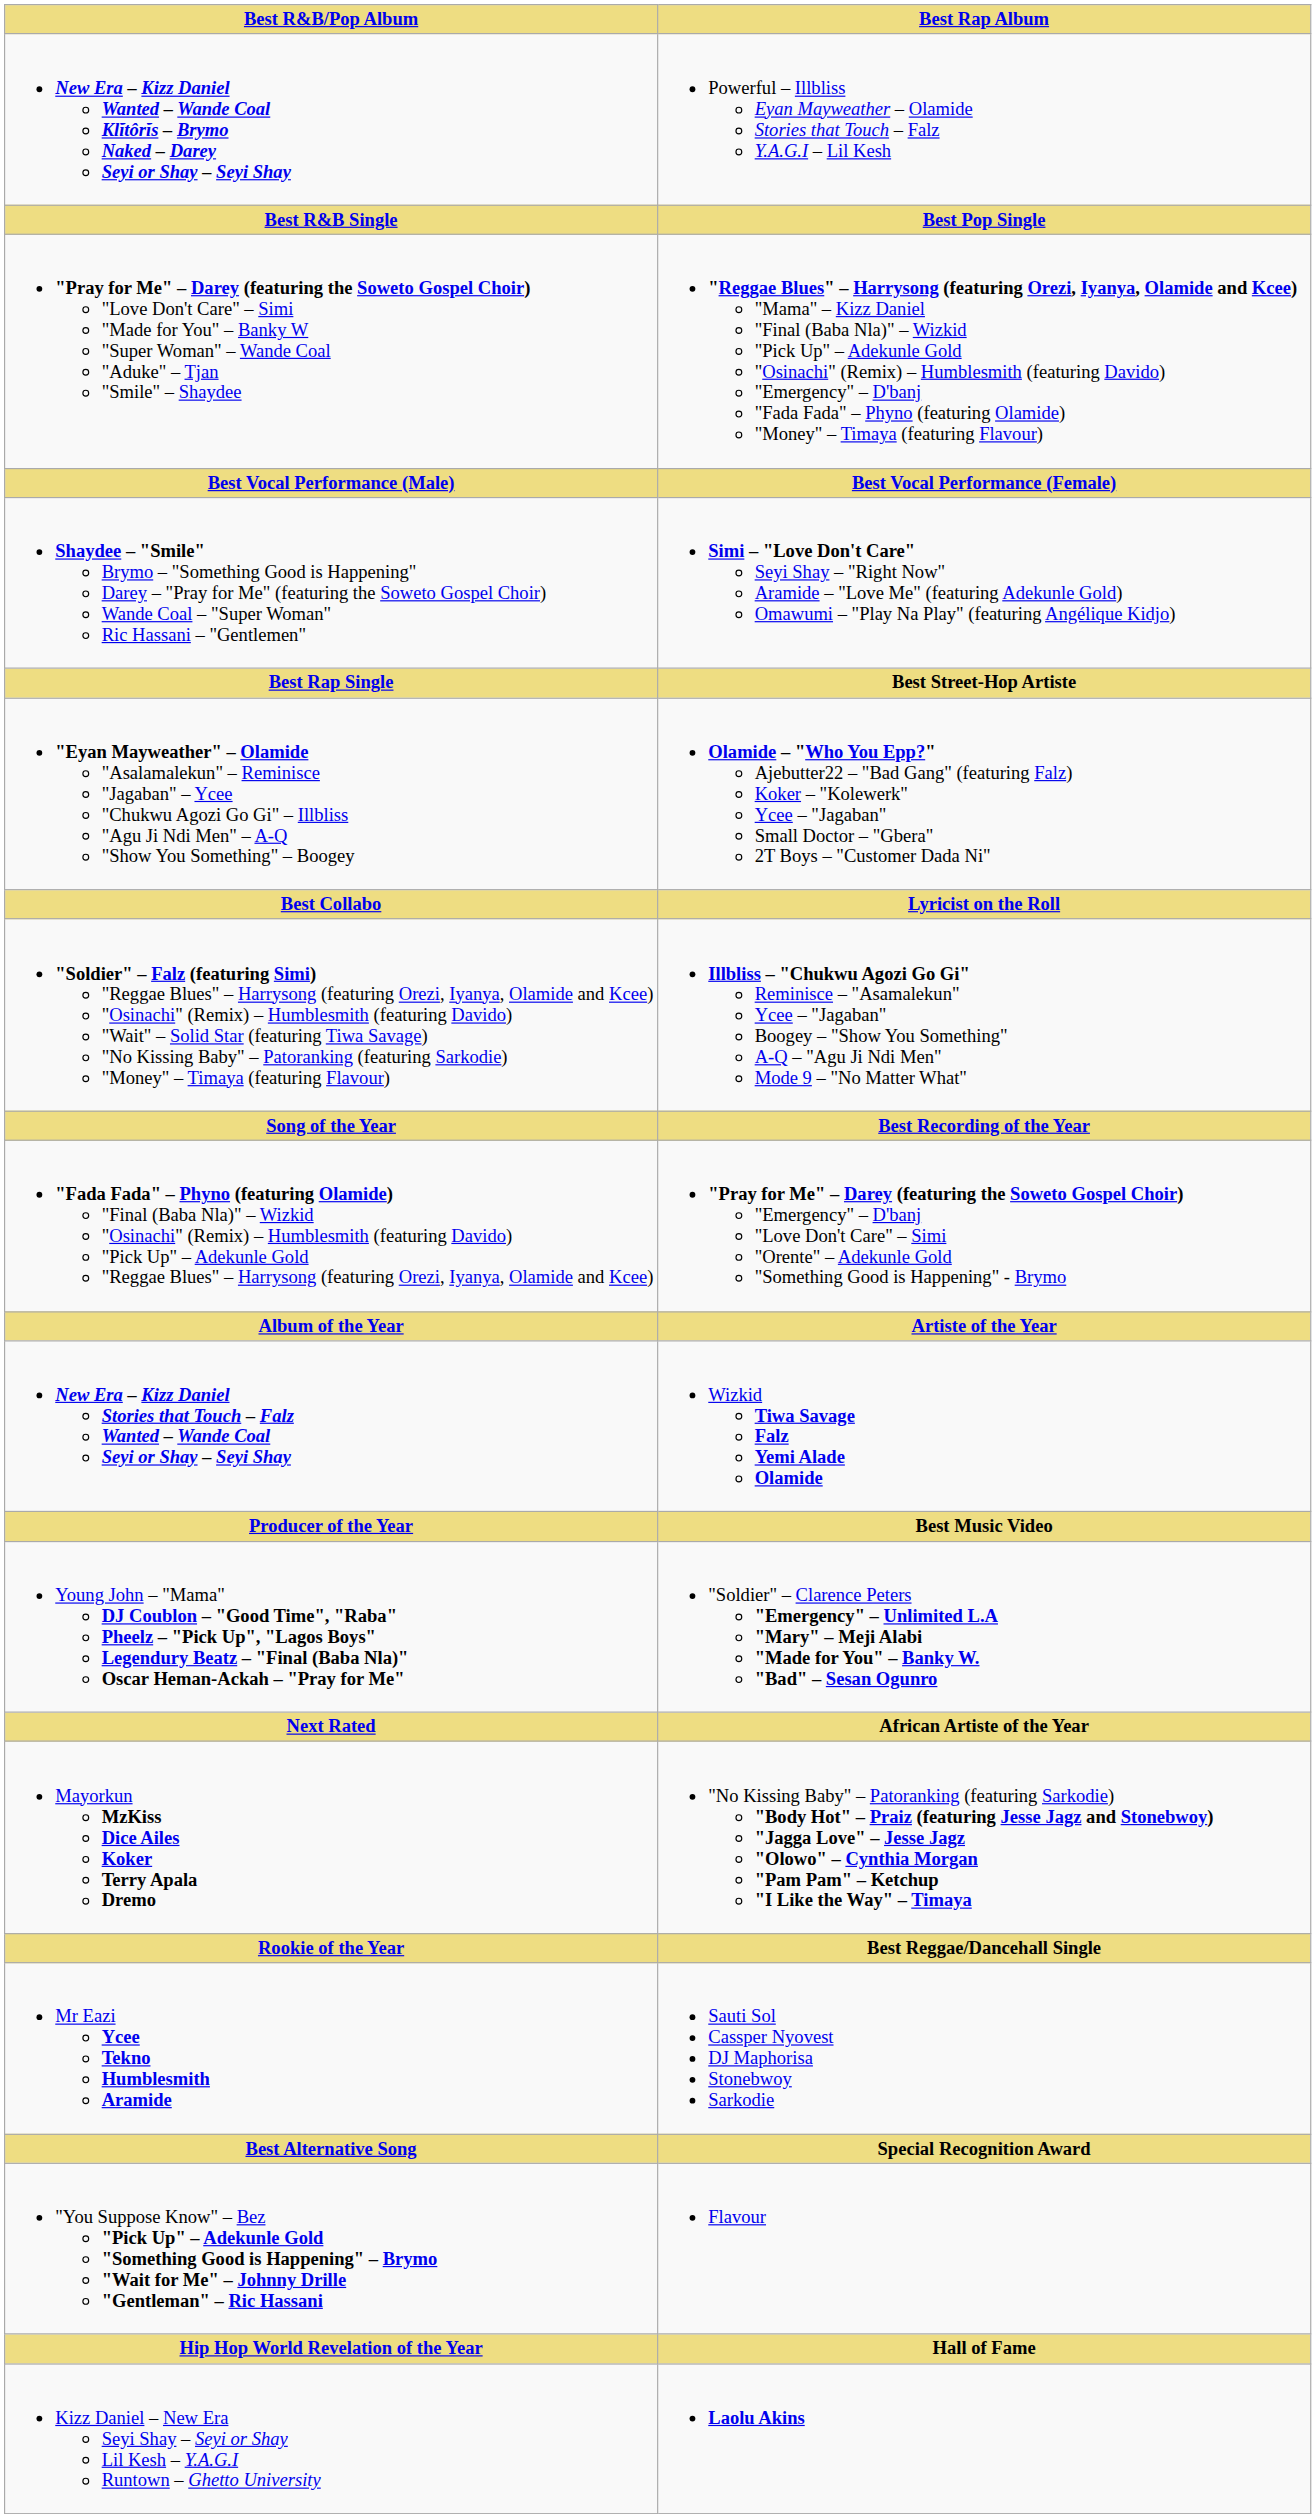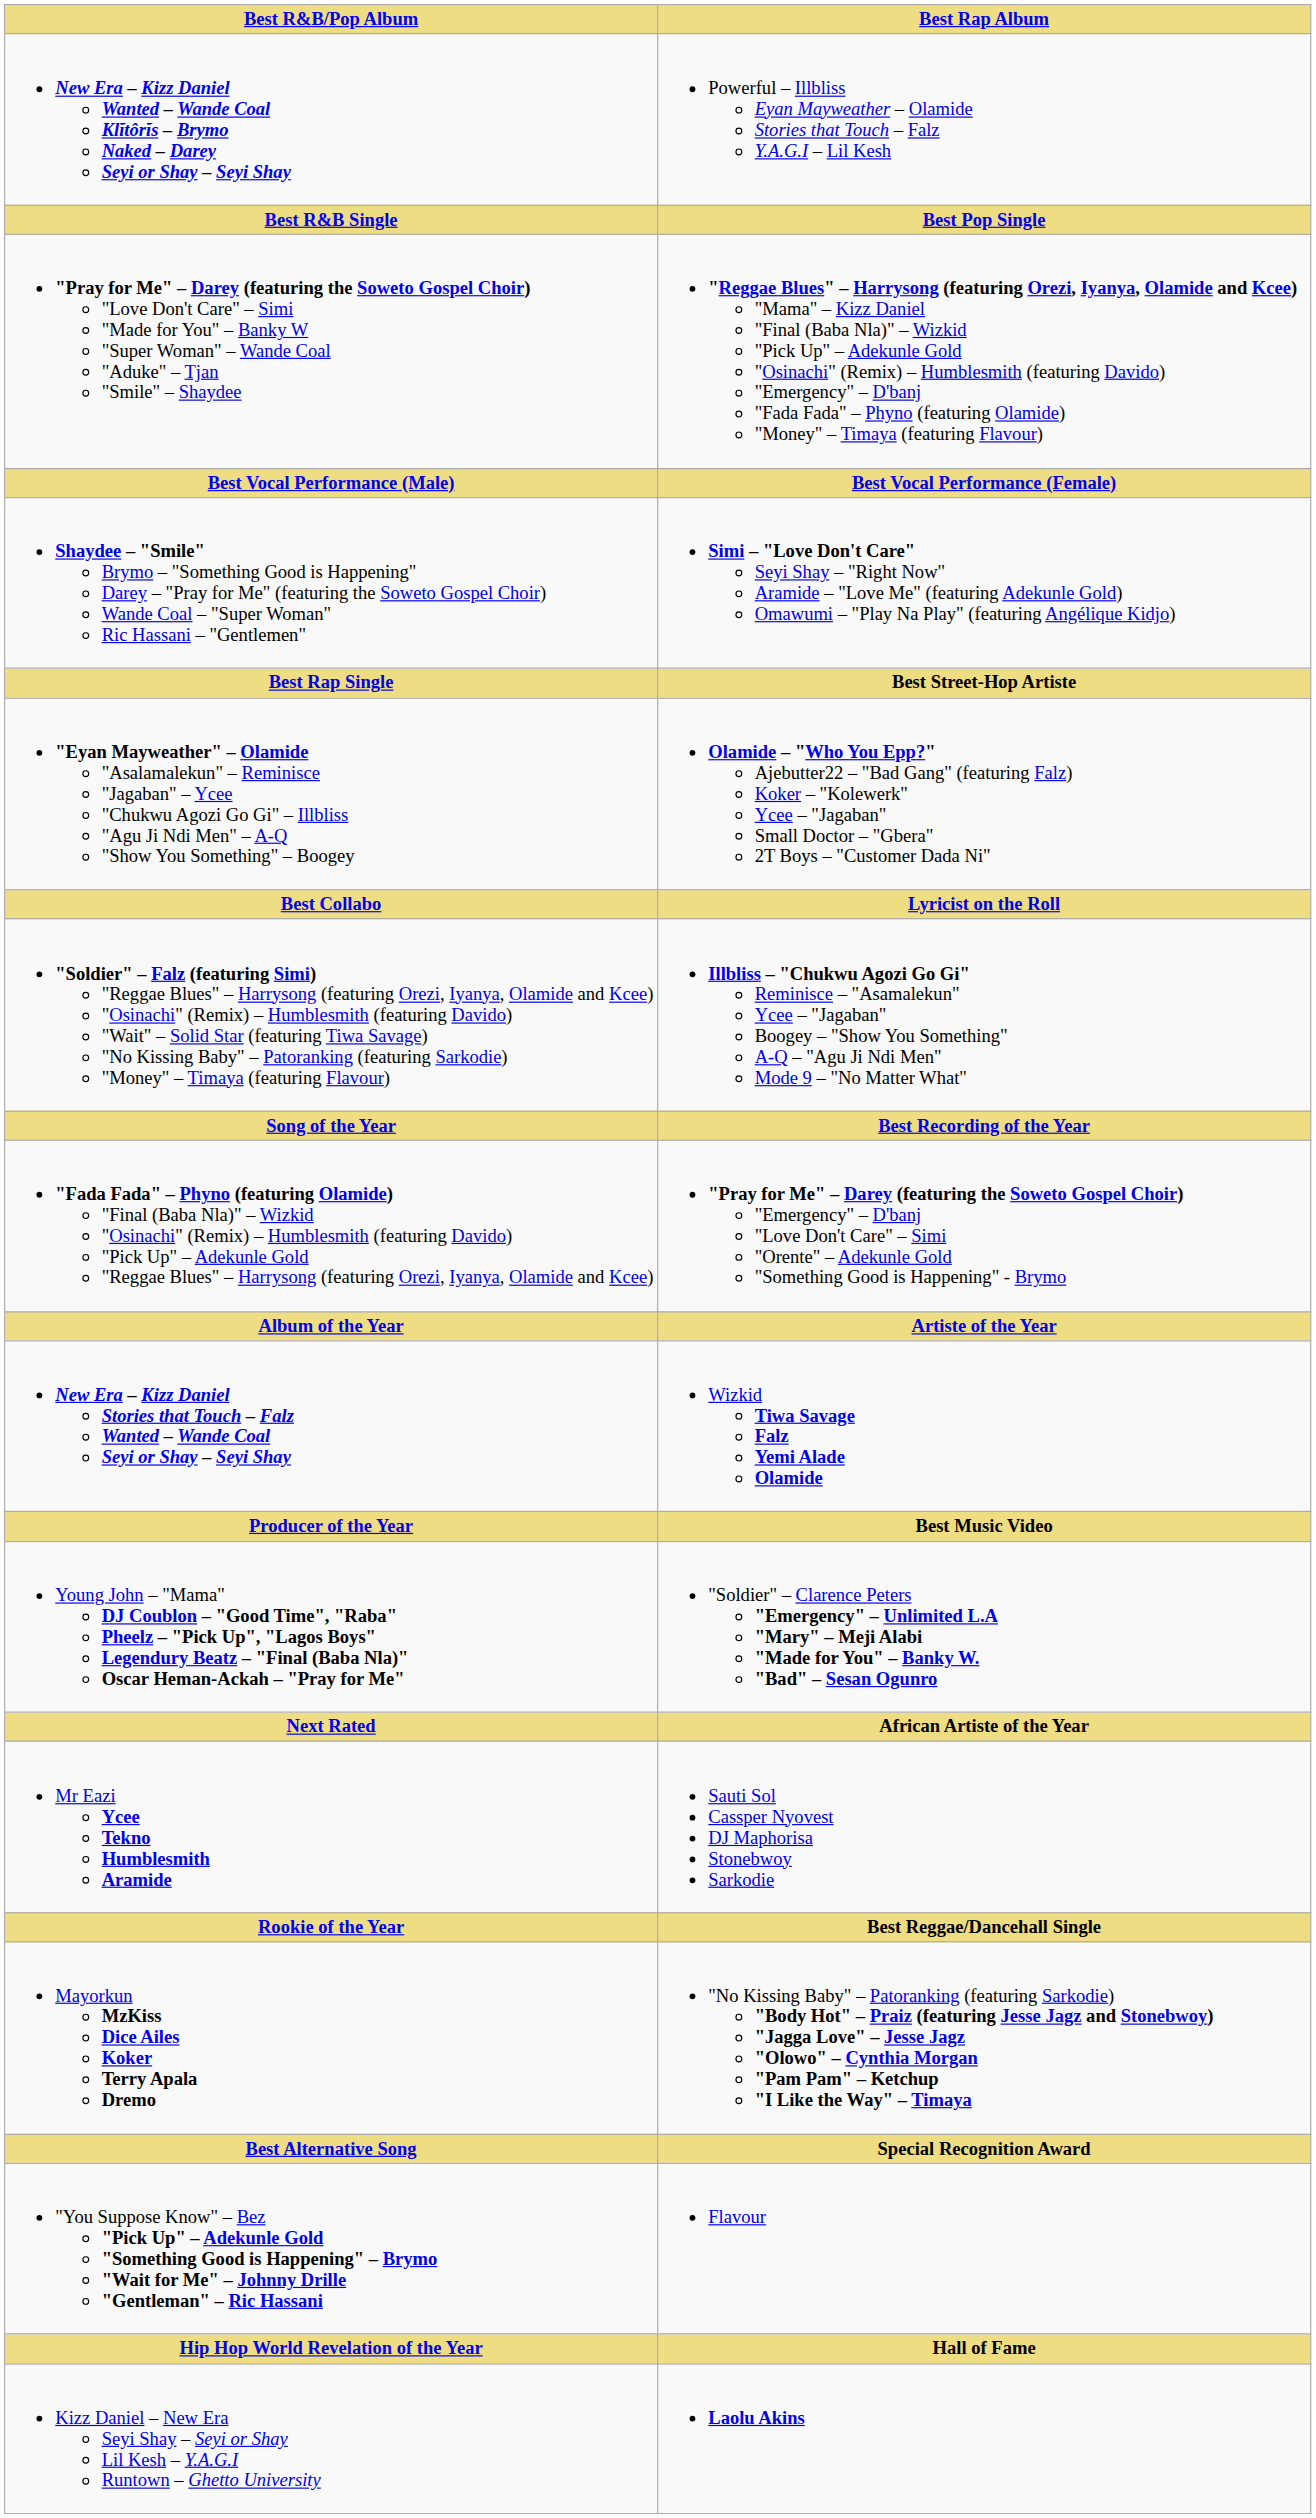rows swapped: (331, 2059) <-> (331, 1848)
